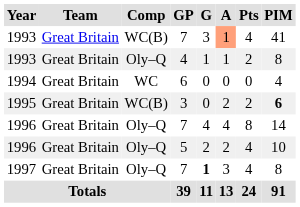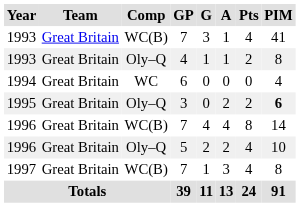(226, 37) lightsalmon background -> (226, 37) no background
(146, 103) WC(B) -> (146, 103) Oly–Q
(146, 125) Oly–Q -> (146, 125) WC(B)
(146, 169) Oly–Q -> (146, 169) WC(B)
(206, 169) bold -> (206, 169) normal
